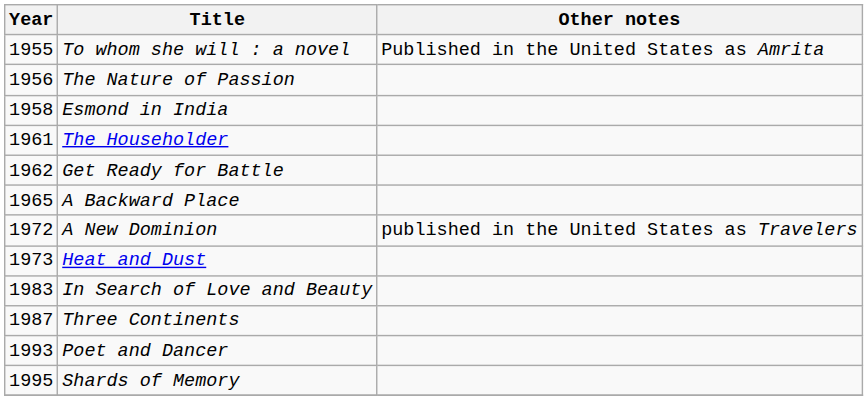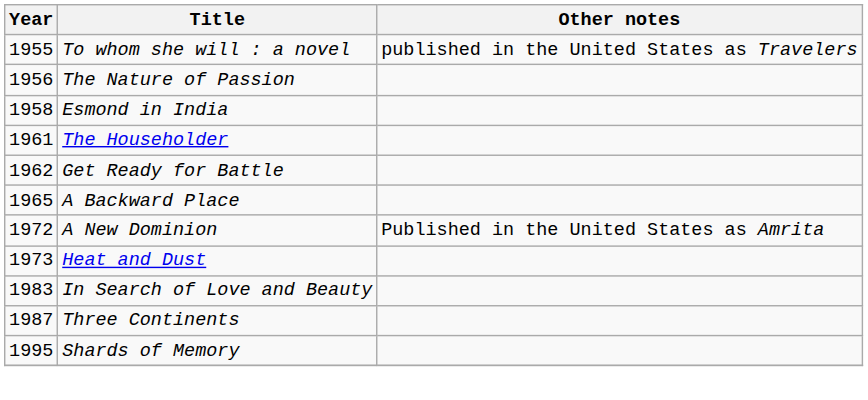(603, 50) Published in the United States as Amrita -> (619, 50) published in the United States as Travelers
(619, 230) published in the United States as Travelers -> (603, 230) Published in the United States as Amrita
- row: (145, 351)
